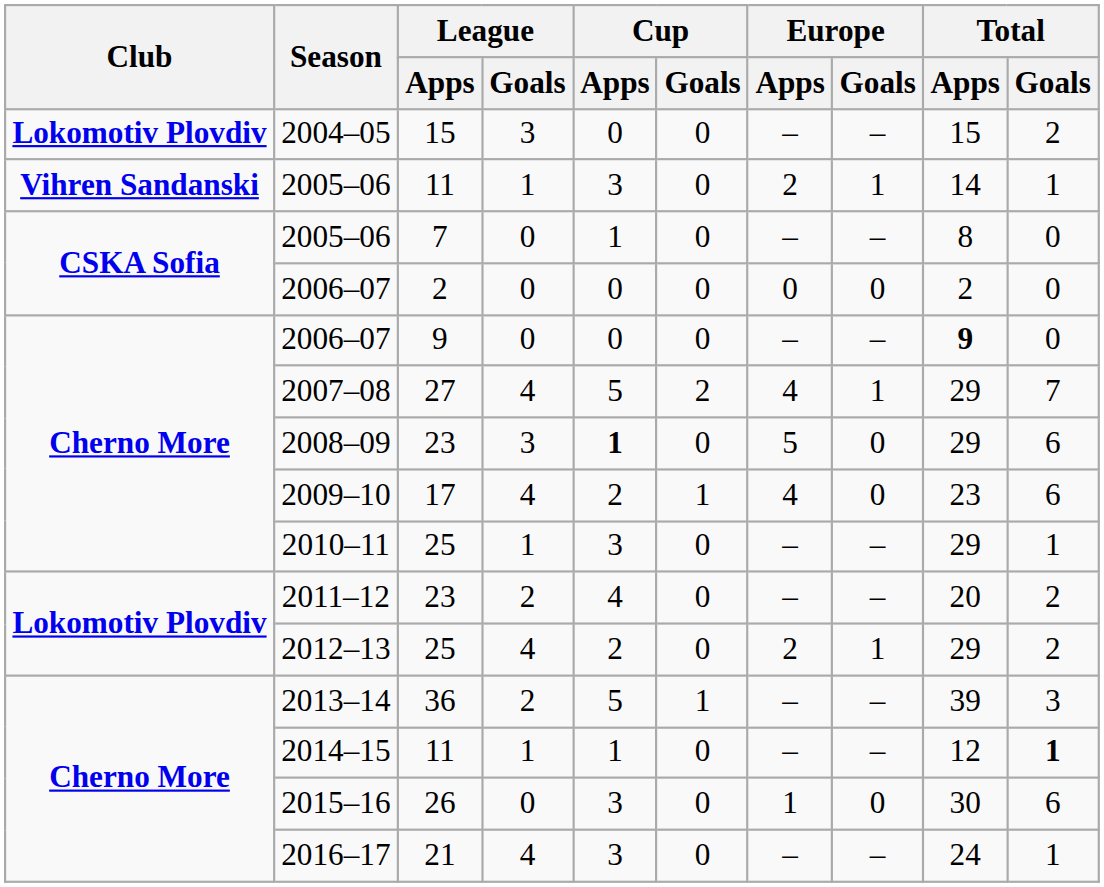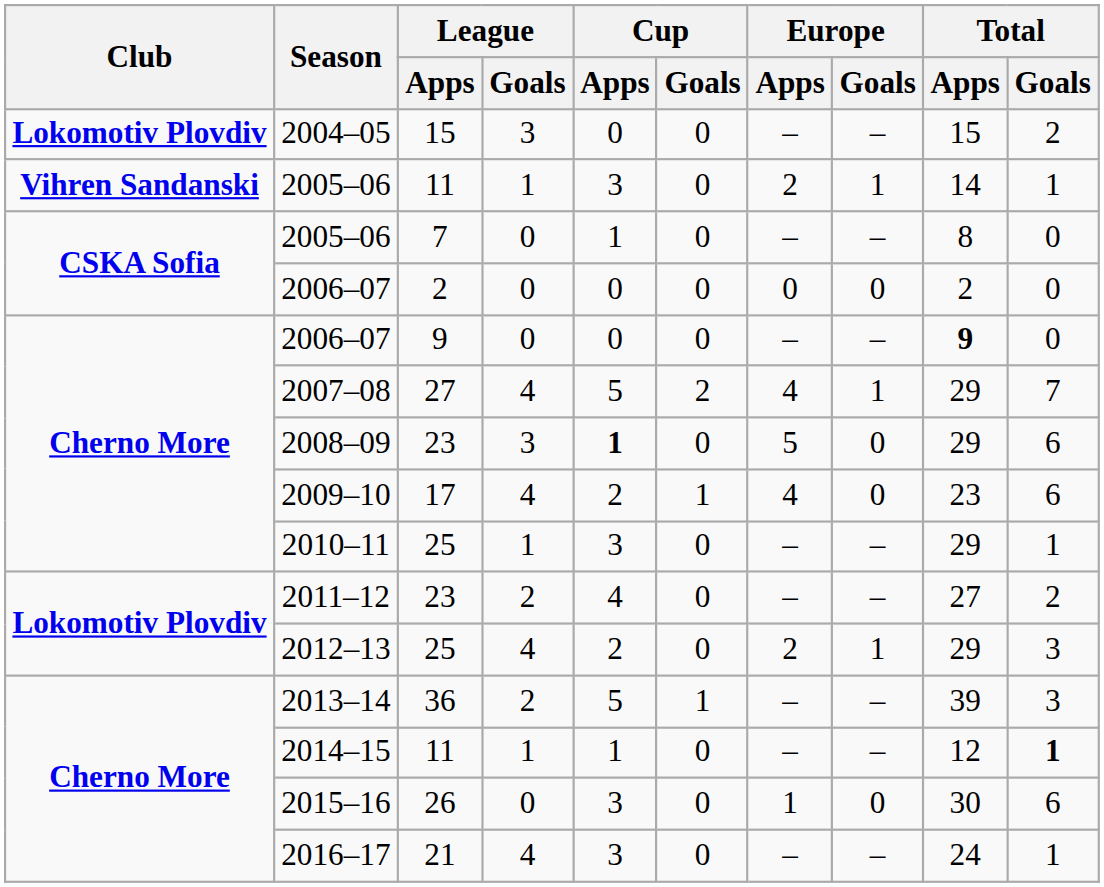(965, 597) 20 -> (965, 597) 27
(1053, 649) 2 -> (1053, 649) 3
